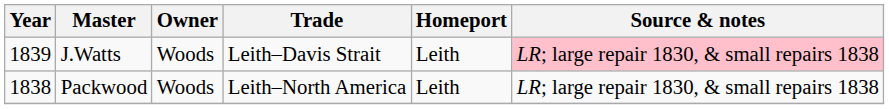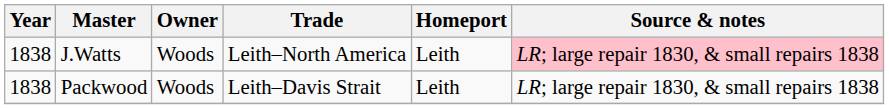(30, 53) 1839 -> (30, 53) 1838
(304, 53) Leith–Davis Strait -> (317, 53) Leith–North America
(317, 86) Leith–North America -> (304, 86) Leith–Davis Strait
